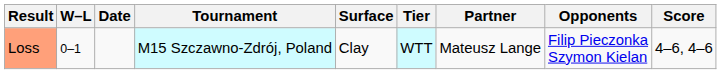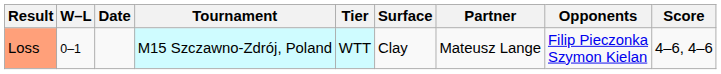columns swapped: (416, 16) <-> (366, 16)
